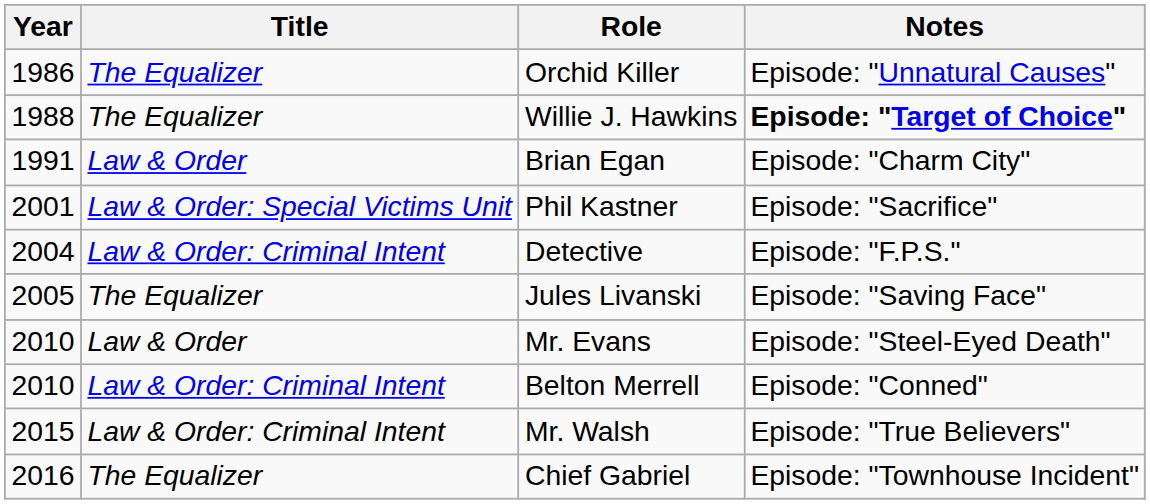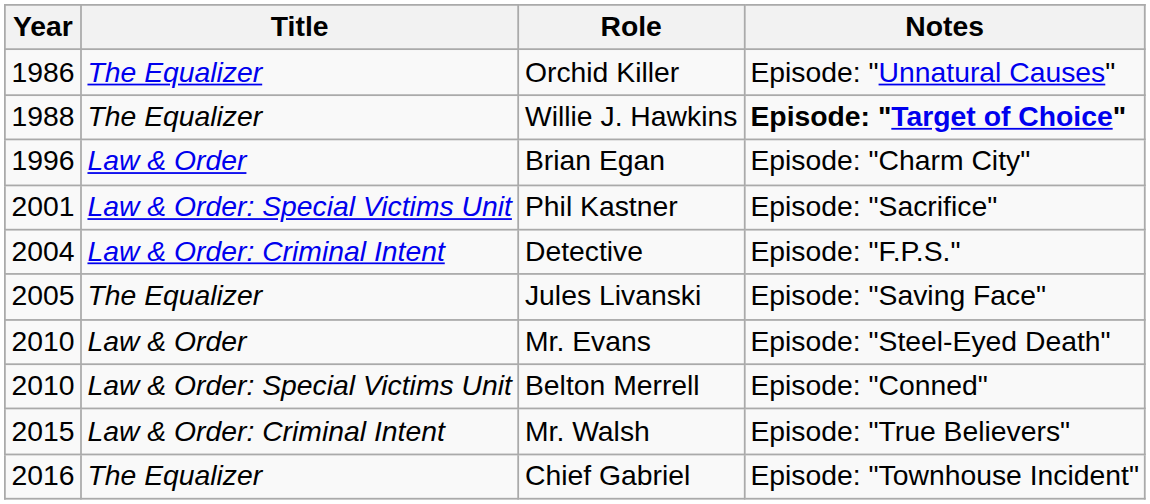(43, 161) 1991 -> (43, 161) 1996
(266, 386) Law & Order: Criminal Intent -> (300, 386) Law & Order: Special Victims Unit
